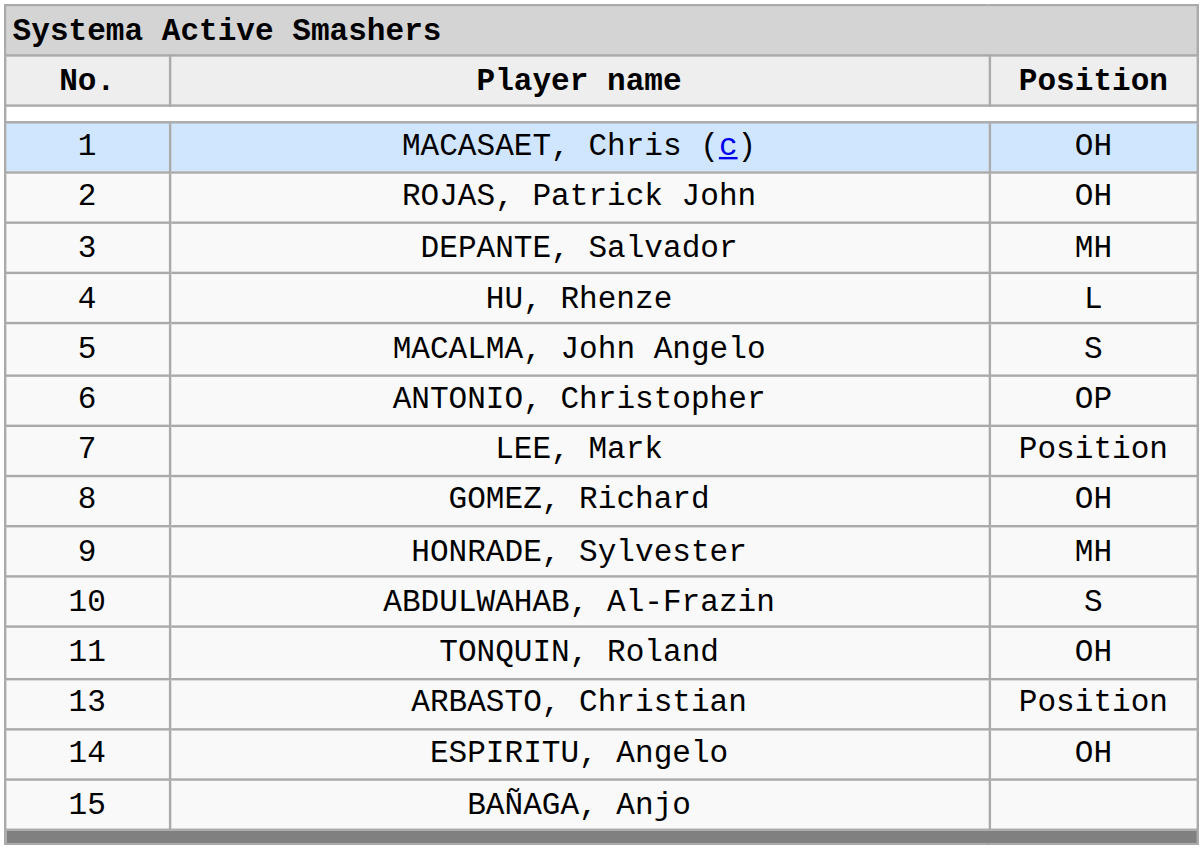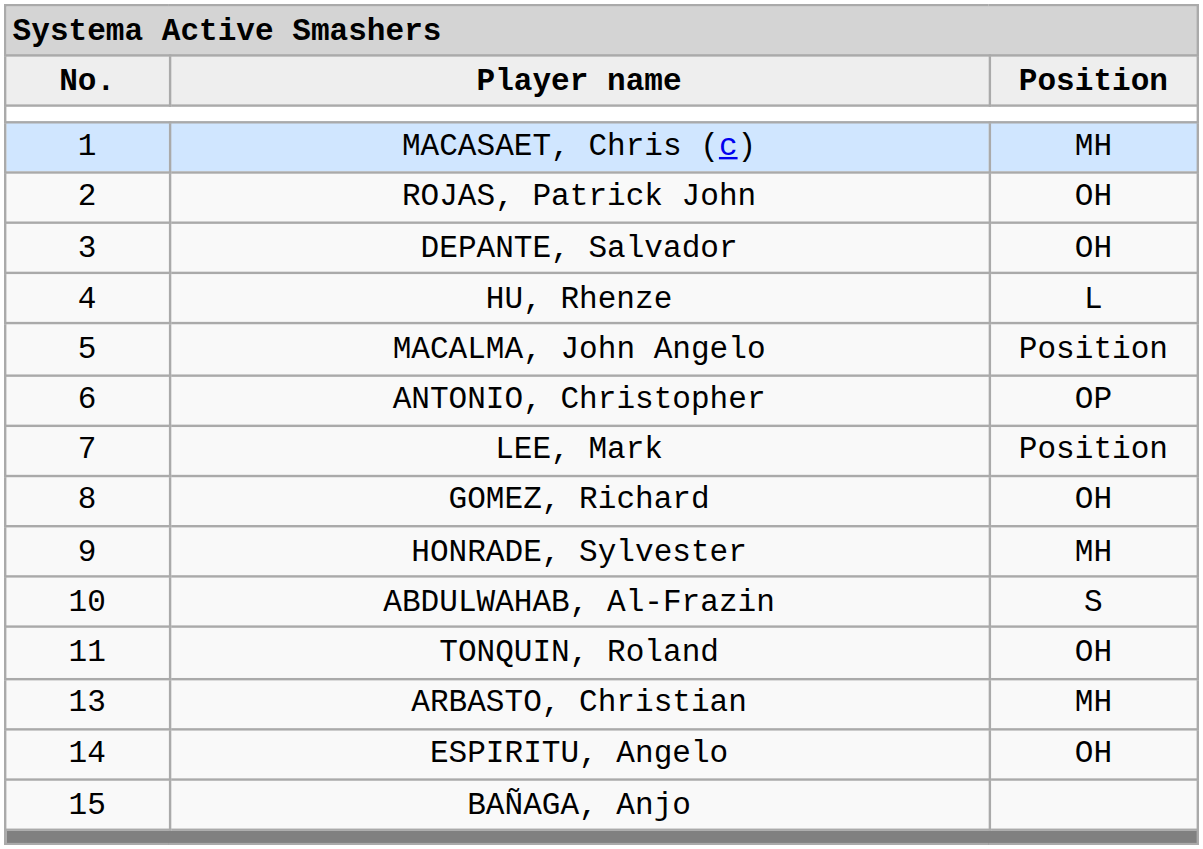(1093, 147) OH -> (1093, 147) MH
(1093, 248) MH -> (1093, 248) OH
(1093, 349) S -> (1093, 349) Position
(1093, 704) Position -> (1093, 704) MH
